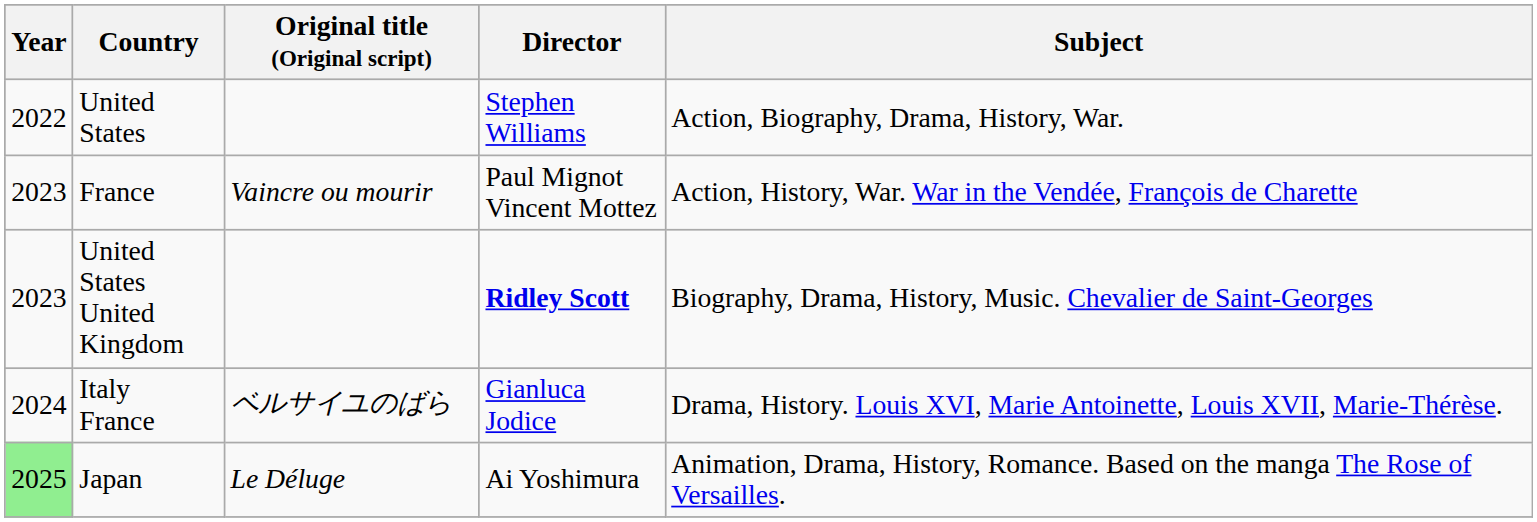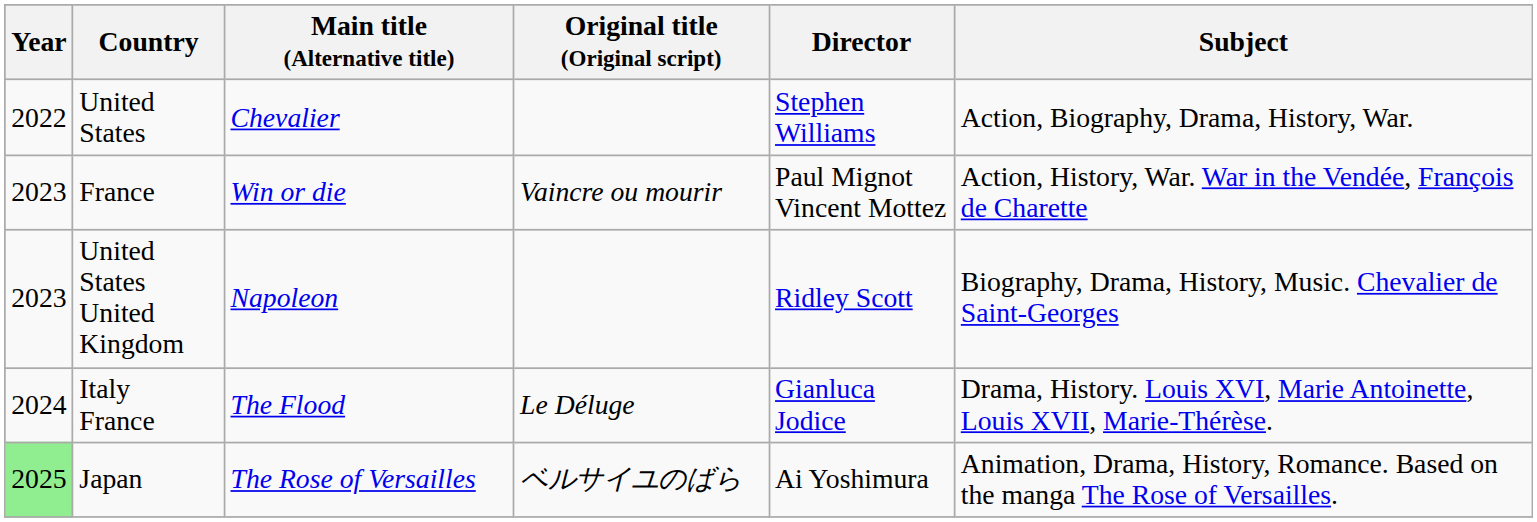+ column: (369, 42)
(557, 298) bold -> (844, 298) normal
(341, 403) ベルサイユのばら -> (577, 404) Le Déluge
(288, 479) Le Déluge -> (631, 478) ベルサイユのばら
